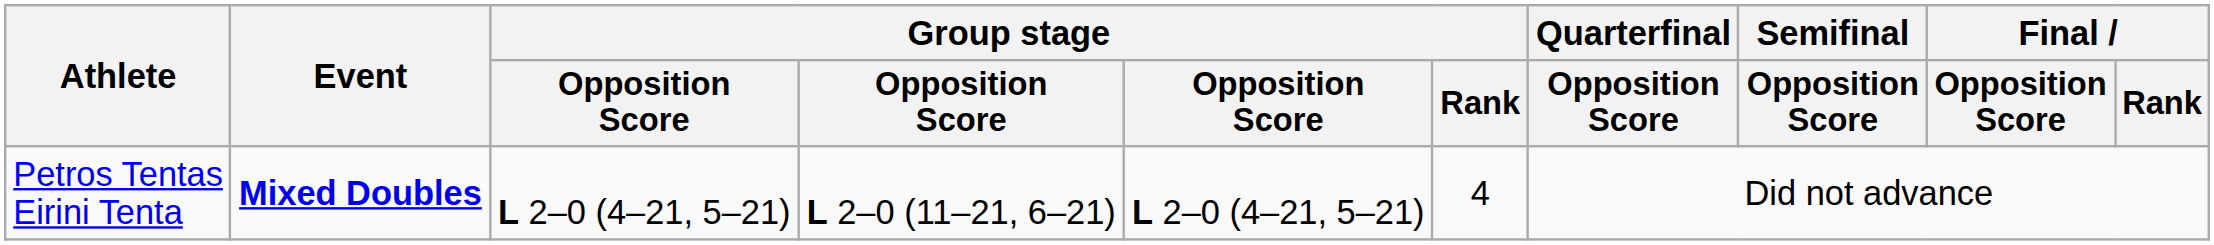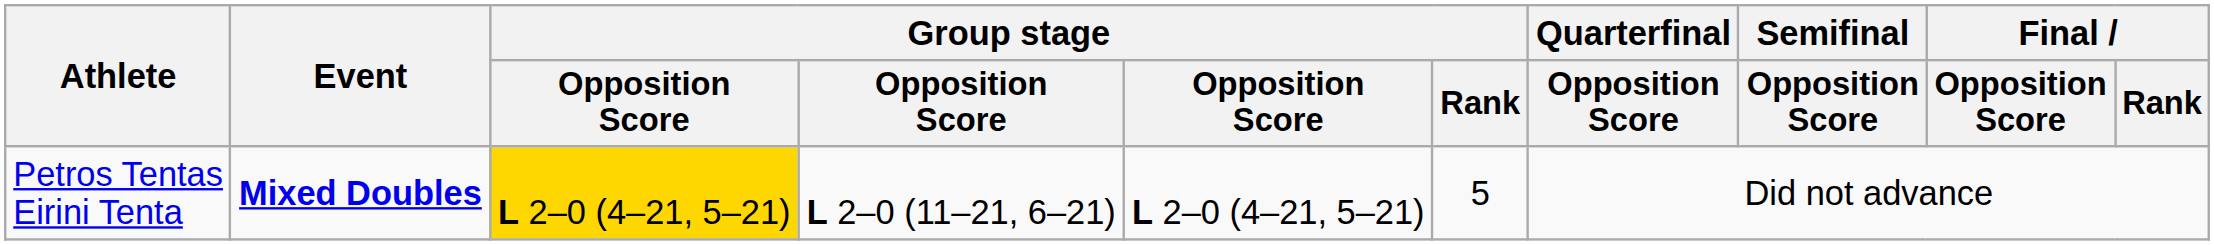(644, 213) no background -> (644, 213) gold background
(1480, 193) 4 -> (1480, 193) 5
